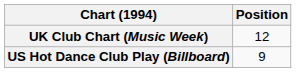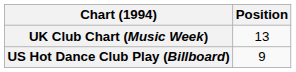(262, 36) 12 -> (262, 36) 13
